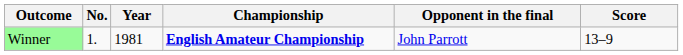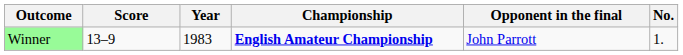columns swapped: (97, 15) <-> (629, 15)
(129, 38) 1981 -> (197, 38) 1983
